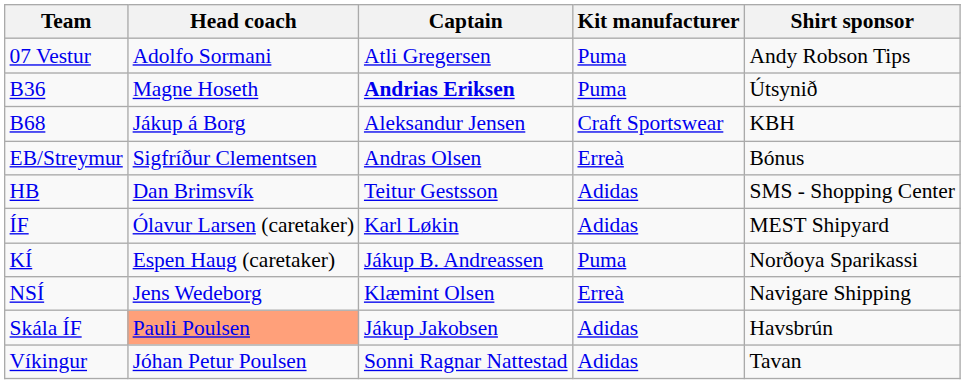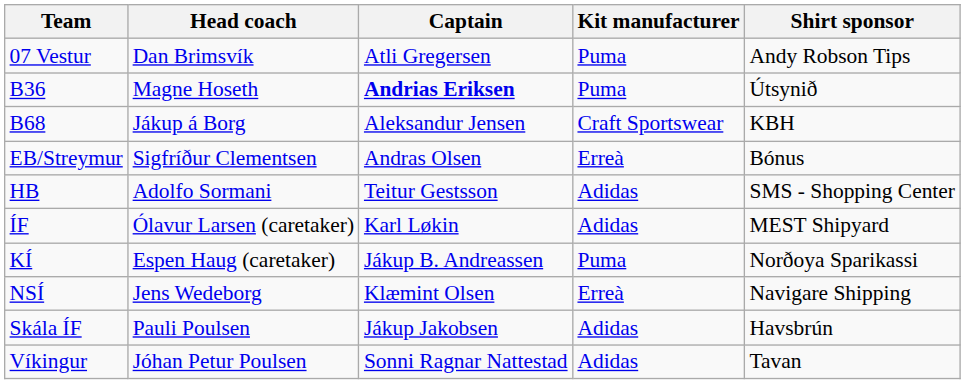(202, 55) Adolfo Sormani -> (193, 55) Dan Brimsvík
(193, 191) Dan Brimsvík -> (202, 191) Adolfo Sormani
(191, 327) lightsalmon background -> (191, 327) no background
